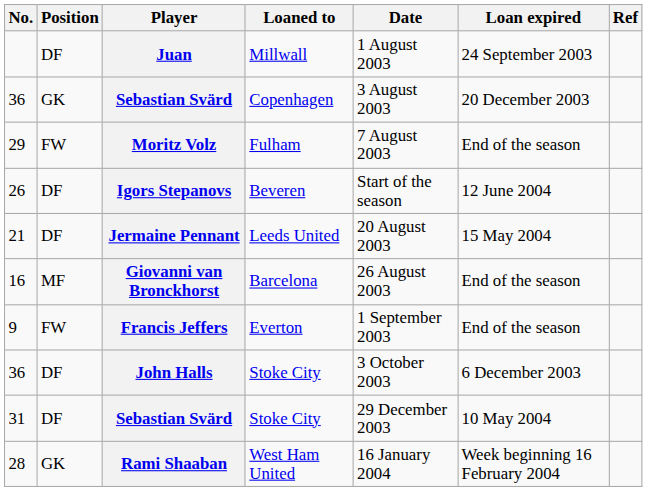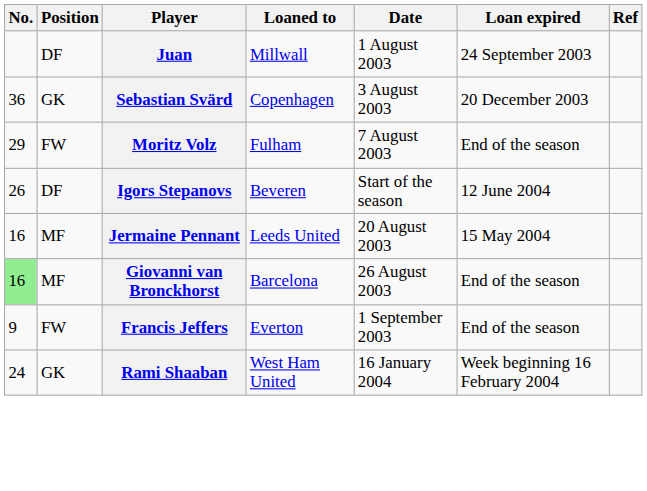(17, 236) 21 -> (17, 236) 16
(52, 236) DF -> (53, 236) MF
(17, 281) no background -> (17, 281) lightgreen background
- row: (174, 372)
- row: (174, 418)
(17, 463) 28 -> (17, 372) 24
